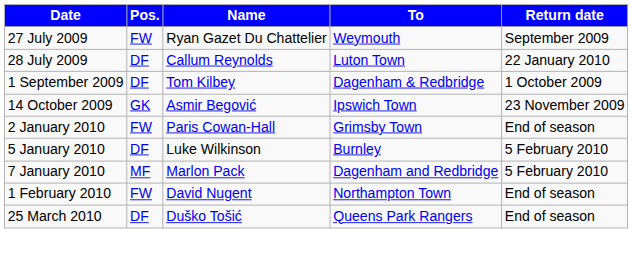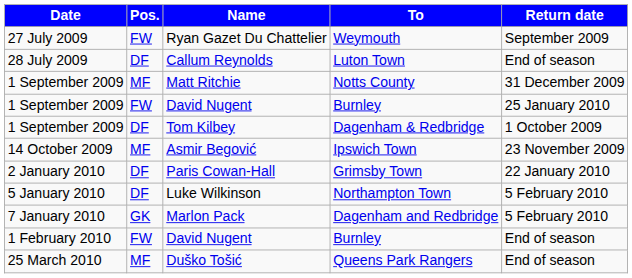(557, 60) 22 January 2010 -> (550, 60) End of season
+ row: (66, 82)
+ row: (66, 104)
(140, 104) GK -> (140, 149) MF
(141, 127) FW -> (139, 171) DF
(550, 127) End of season -> (557, 171) 22 January 2010
(357, 149) Burnley -> (392, 194) Northampton Town
(140, 171) MF -> (140, 216) GK
(392, 194) Northampton Town -> (357, 238) Burnley
(139, 216) DF -> (140, 261) MF
